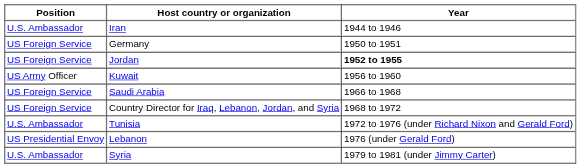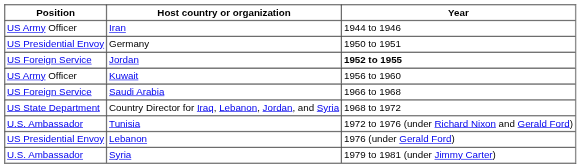(45, 28) U.S. Ambassador -> (42, 28) US Army Officer
(49, 44) US Foreign Service -> (56, 44) US Presidential Envoy
(49, 107) US Foreign Service -> (53, 107) US State Department
